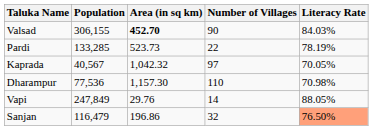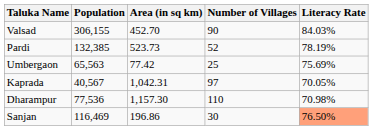(145, 30) bold -> (145, 30) normal
(92, 47) 133,285 -> (92, 47) 132,385
(213, 47) 22 -> (213, 47) 52
+ row: (32, 64)
(149, 64) 1,042.32 -> (149, 82) 1,042.31
- row: (17, 99)
(92, 116) 116,479 -> (92, 116) 116,469
(213, 116) 32 -> (213, 116) 30
